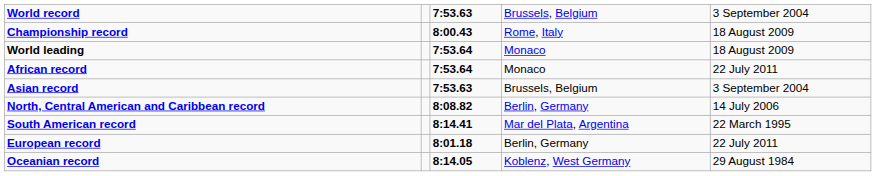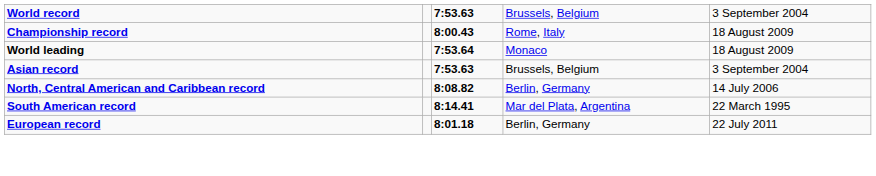- row: (47, 69)
- row: (53, 161)
